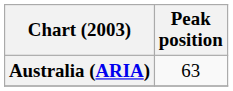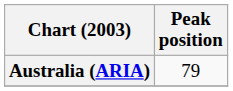(191, 70) 63 -> (191, 70) 79
